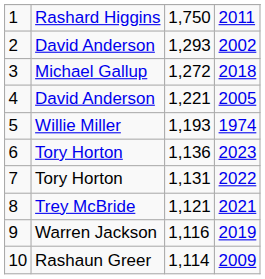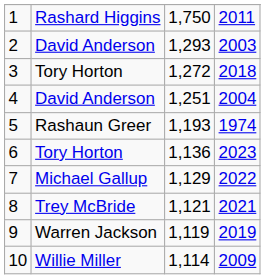(237, 44) 2002 -> (237, 44) 2003
(91, 71) Michael Gallup -> (79, 71) Tory Horton
(190, 98) 1,221 -> (190, 98) 1,251
(237, 98) 2005 -> (237, 98) 2004
(78, 125) Willie Miller -> (93, 125) Rashaun Greer
(79, 179) Tory Horton -> (91, 179) Michael Gallup
(190, 179) 1,131 -> (190, 179) 1,129
(189, 233) 1,116 -> (189, 233) 1,119
(93, 260) Rashaun Greer -> (78, 260) Willie Miller
